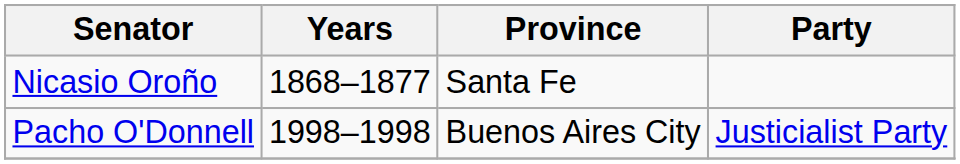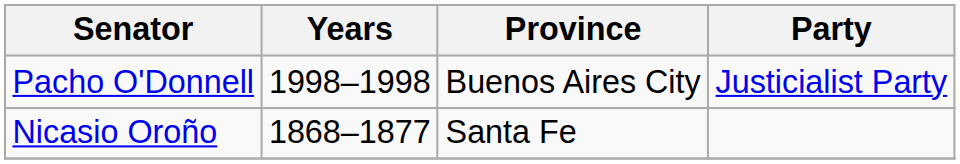rows swapped: (133, 132) <-> (115, 81)
